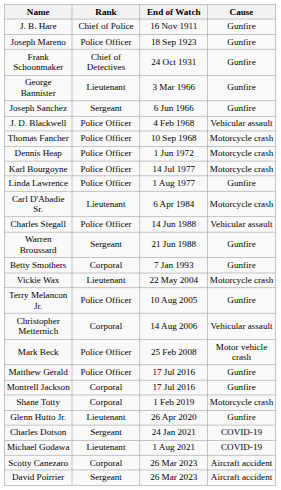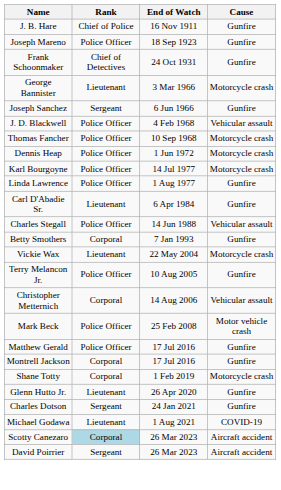(242, 87) Gunfire -> (242, 87) Motorcycle crash
(242, 203) Motorcycle crash -> (242, 203) Gunfire
- row: (38, 244)
(242, 432) COVID-19 -> (242, 406) Gunfire
(106, 462) no background -> (106, 436) lightblue background
